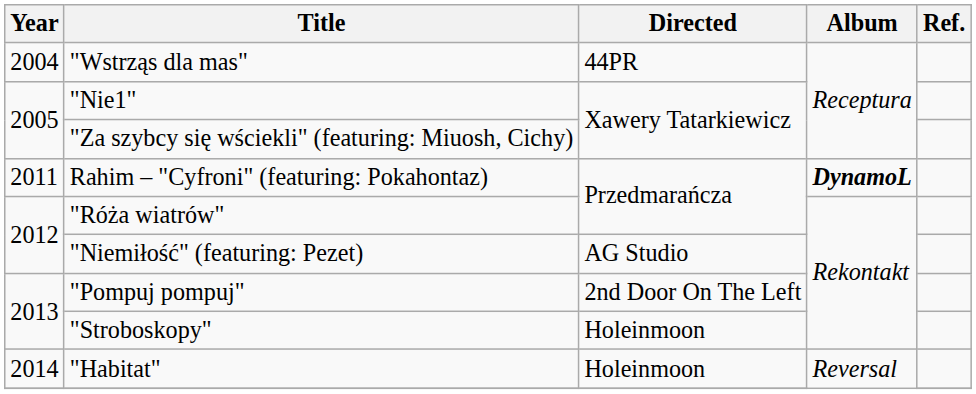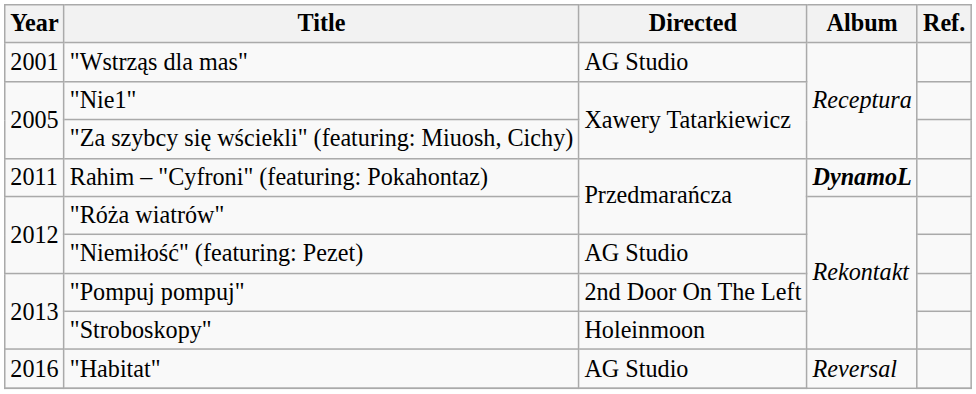(34, 61) 2004 -> (34, 61) 2001
(611, 61) 44PR -> (636, 61) AG Studio
(34, 368) 2014 -> (34, 368) 2016
(645, 368) Holeinmoon -> (636, 368) AG Studio
